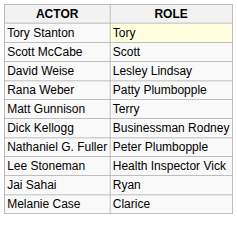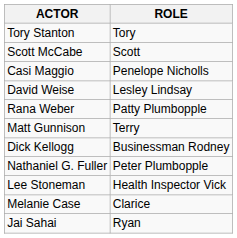(124, 33) lightyellow background -> (124, 33) no background
+ row: (40, 71)
rows swapped: (44, 204) <-> (32, 185)
